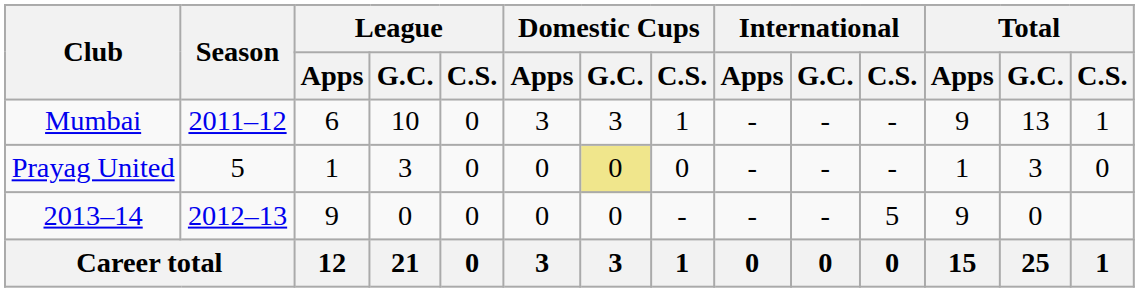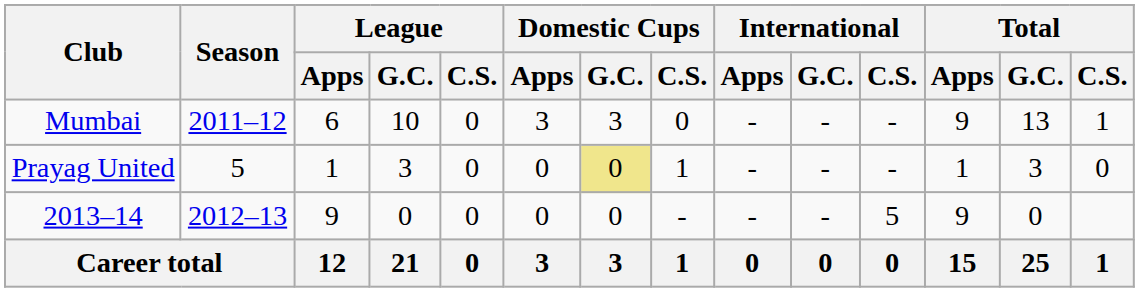(682, 121) 1 -> (682, 121) 0
(682, 168) 0 -> (682, 168) 1
